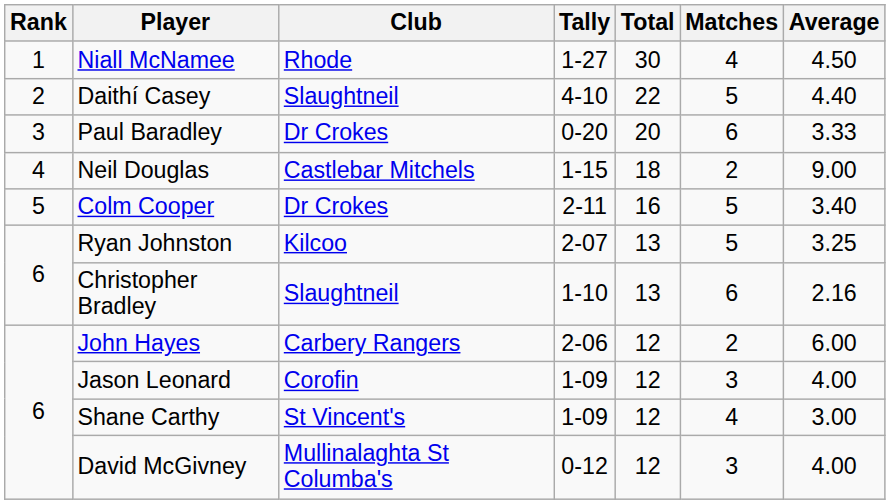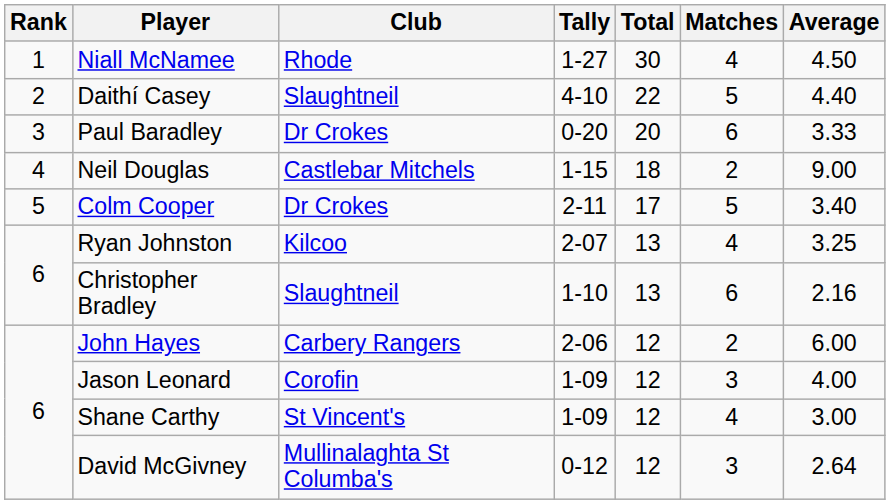(648, 206) 16 -> (648, 206) 17
(732, 243) 5 -> (732, 243) 4
(834, 466) 4.00 -> (834, 466) 2.64
